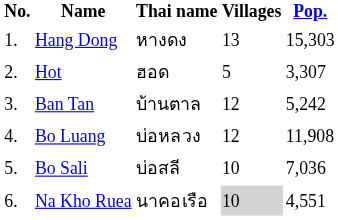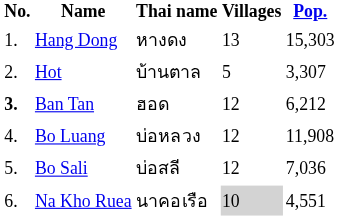(153, 72) ฮอด -> (169, 72) บ้านตาล
(11, 103) normal -> (11, 103) bold
(169, 104) บ้านตาล -> (153, 104) ฮอด
(306, 103) 5,242 -> (306, 103) 6,212
(231, 168) 10 -> (231, 168) 12
